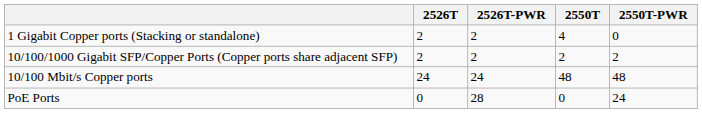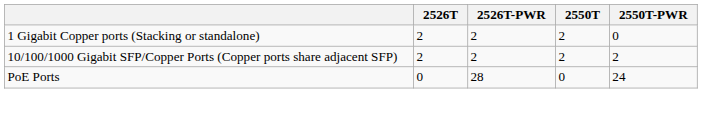(562, 35) 4 -> (562, 35) 2
- row: (80, 77)
